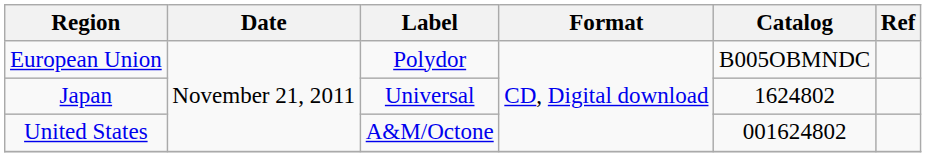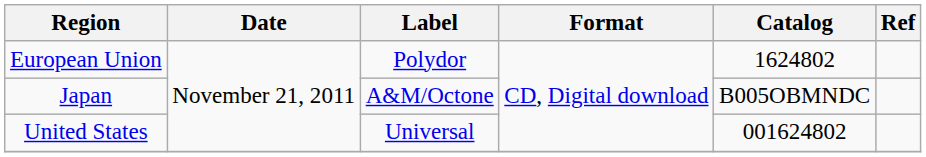(795, 59) B005OBMNDC -> (795, 59) 1624802
(430, 95) Universal -> (430, 95) A&M/Octone
(795, 95) 1624802 -> (795, 95) B005OBMNDC
(430, 132) A&M/Octone -> (430, 132) Universal
